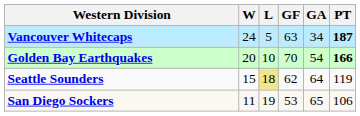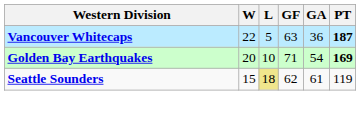(249, 36) 24 -> (249, 36) 22
(316, 36) 34 -> (316, 36) 36
(291, 57) 70 -> (291, 57) 71
(343, 57) 166 -> (343, 57) 169
(316, 79) 64 -> (316, 79) 61
- row: (61, 100)
